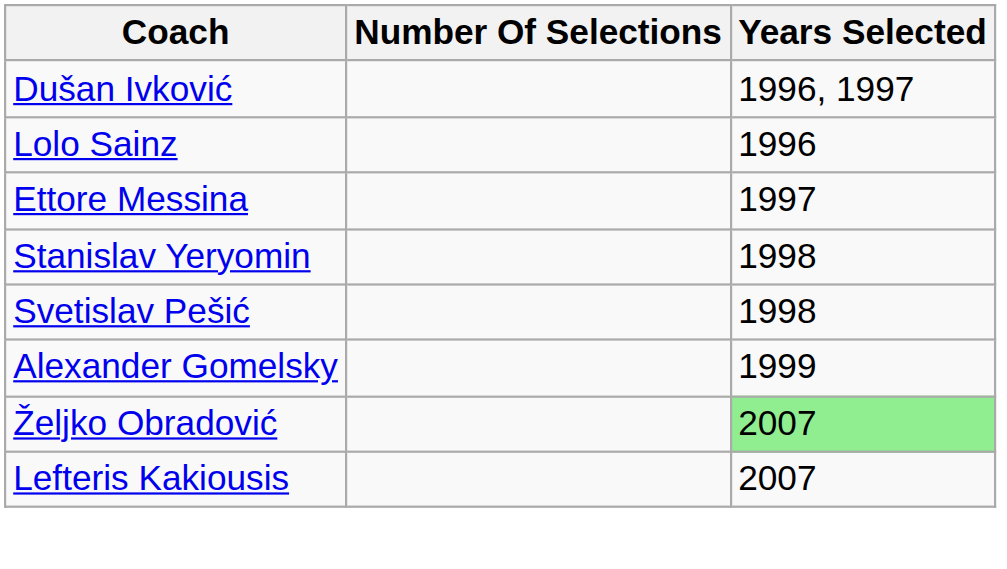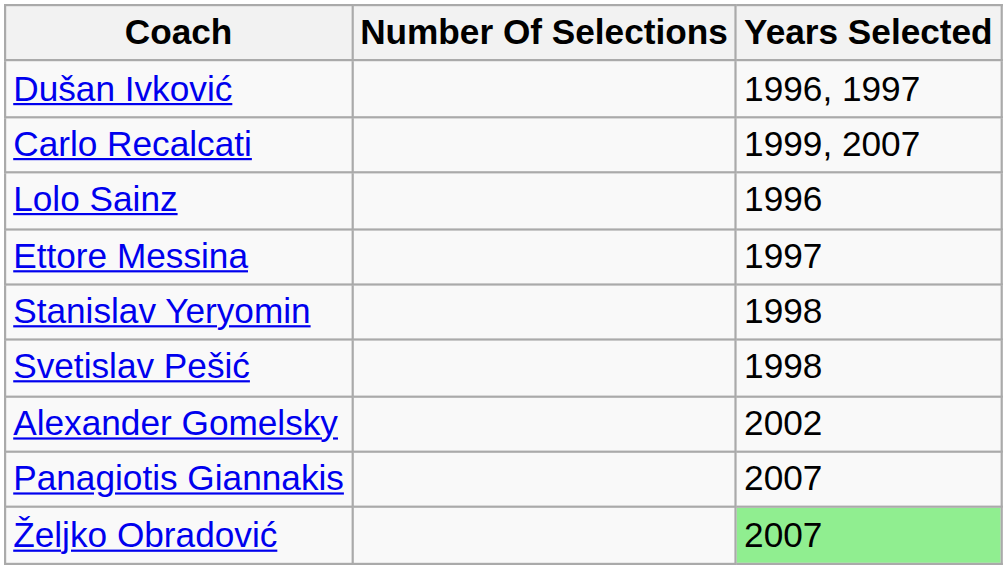+ row: (133, 144)
(777, 367) 1999 -> (783, 423) 2002
+ row: (179, 479)
- row: (151, 479)
